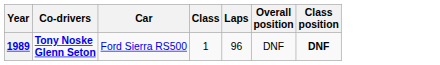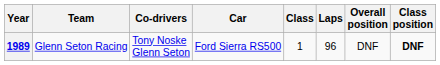+ column: (81, 19)
(65, 47) bold -> (161, 47) normal
